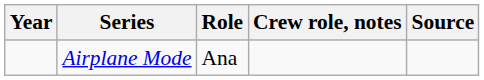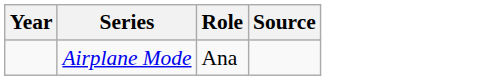- column: (327, 22)
